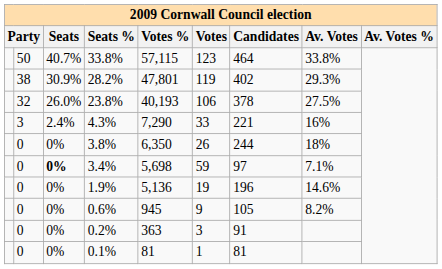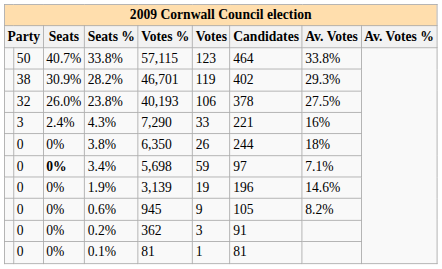(160, 79) 47,801 -> (160, 79) 46,701
(156, 187) 5,136 -> (156, 187) 3,139
(151, 230) 363 -> (151, 230) 362
